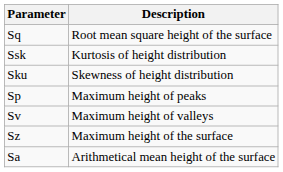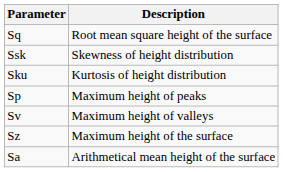(149, 55) Kurtosis of height distribution -> (152, 55) Skewness of height distribution
(152, 75) Skewness of height distribution -> (149, 75) Kurtosis of height distribution
